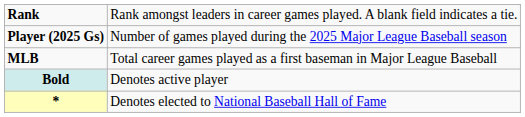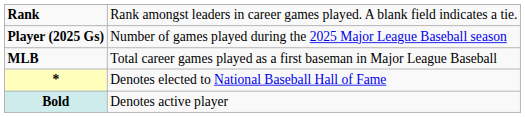rows swapped: (56, 101) <-> (56, 79)
